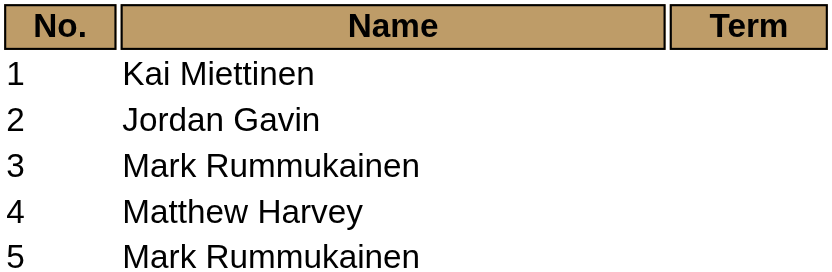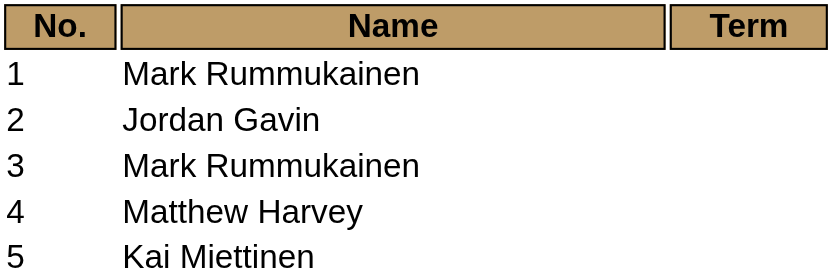(219, 74) Kai Miettinen -> (271, 74) Mark Rummukainen
(271, 257) Mark Rummukainen -> (219, 257) Kai Miettinen
